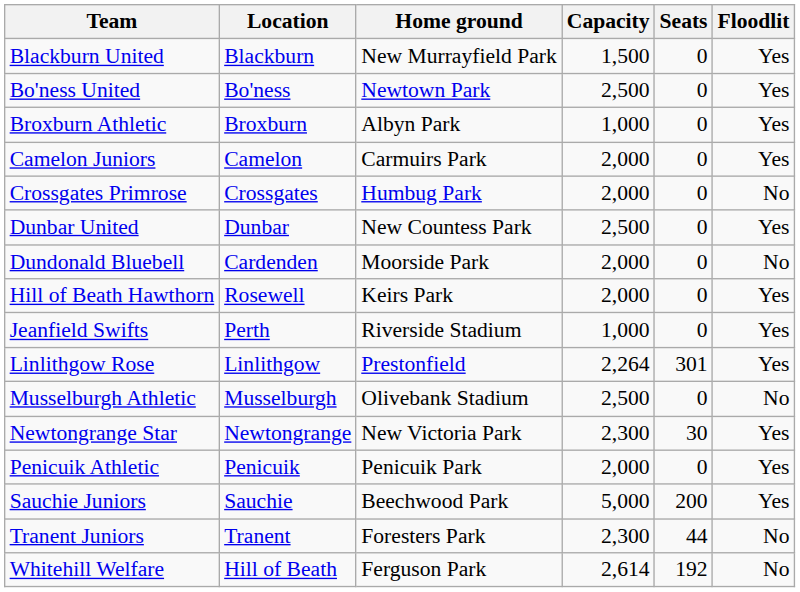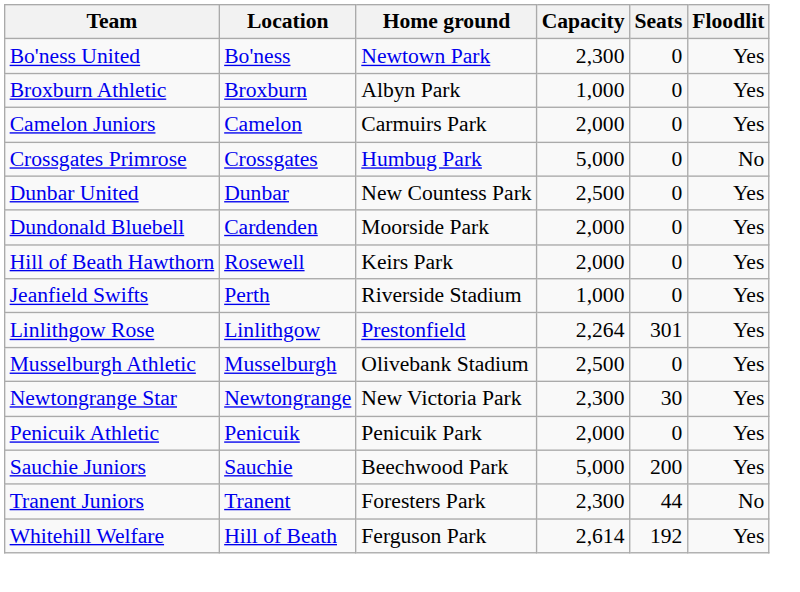- row: (87, 55)
(625, 90) 2,500 -> (600, 55) 2,300
(625, 192) 2,000 -> (600, 158) 5,000
(776, 261) No -> (749, 227) Yes
(776, 398) No -> (749, 364) Yes
(776, 569) No -> (749, 535) Yes
